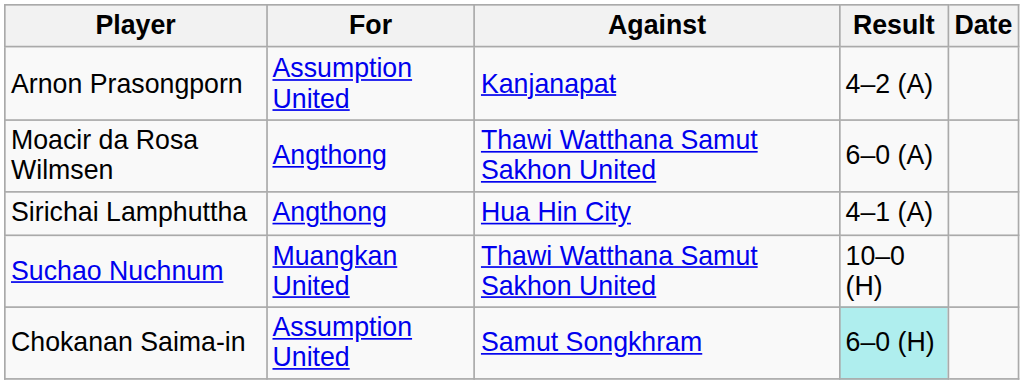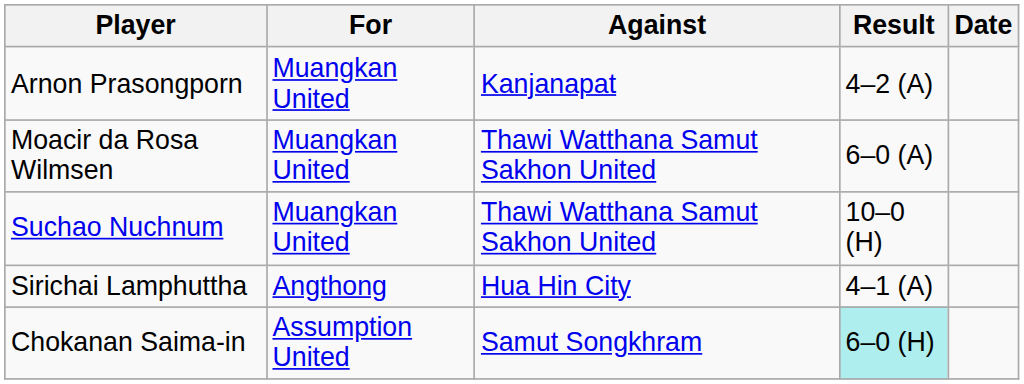(342, 83) Assumption United -> (335, 83) Muangkan United
(330, 155) Angthong -> (335, 155) Muangkan United
rows swapped: (117, 270) <-> (129, 212)
